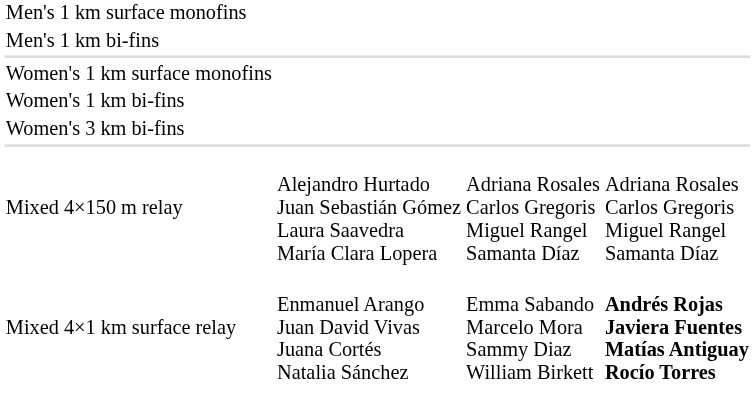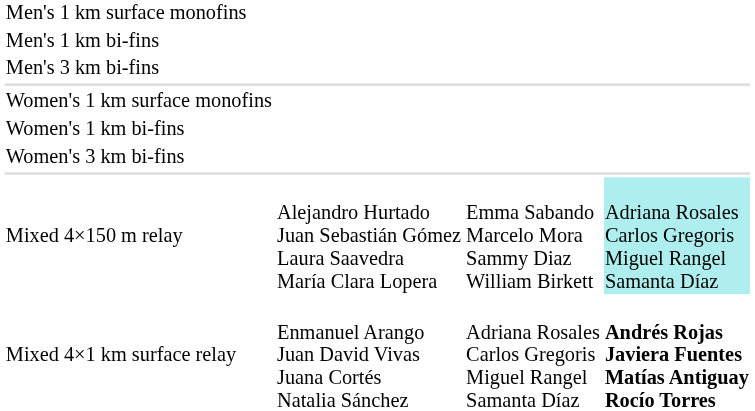+ row: (82, 67)
(533, 219) Adriana Rosales Carlos Gregoris Miguel Rangel Samanta Díaz -> (530, 247) Emma Sabando Marcelo Mora Sammy Diaz William Birkett
(672, 219) no background -> (672, 247) paleturquoise background
(530, 338) Emma Sabando Marcelo Mora Sammy Diaz William Birkett -> (533, 366) Adriana Rosales Carlos Gregoris Miguel Rangel Samanta Díaz
